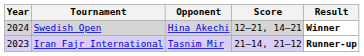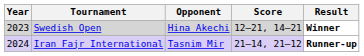(18, 28) 2024 -> (18, 28) 2023
(18, 43) 2023 -> (18, 43) 2024
